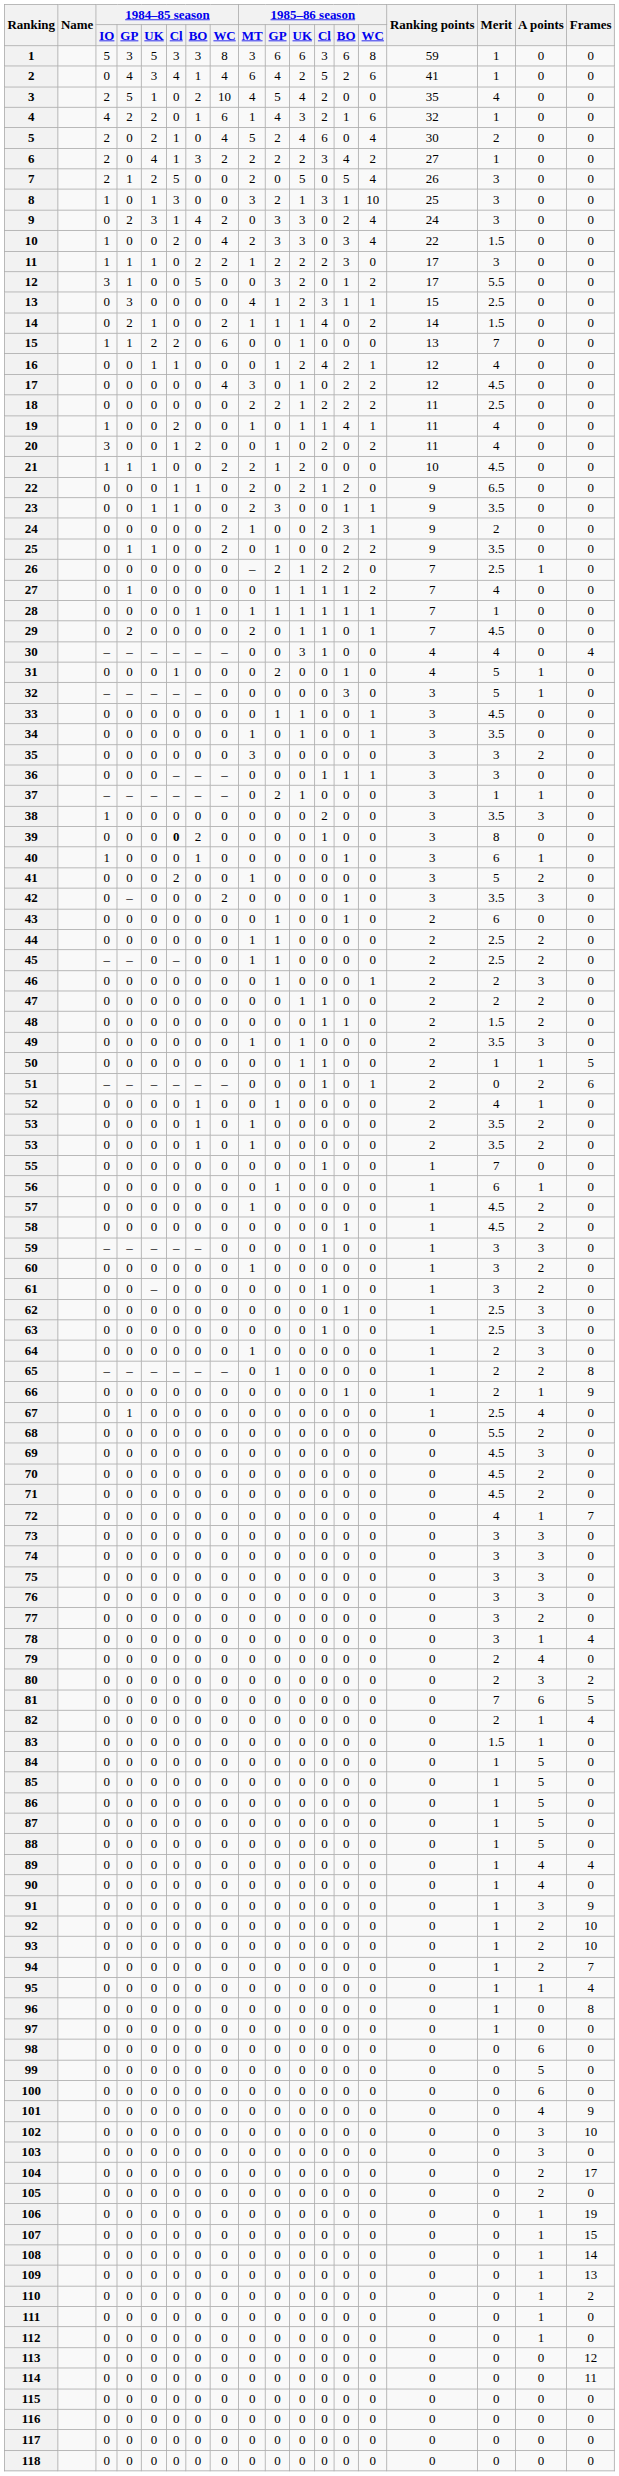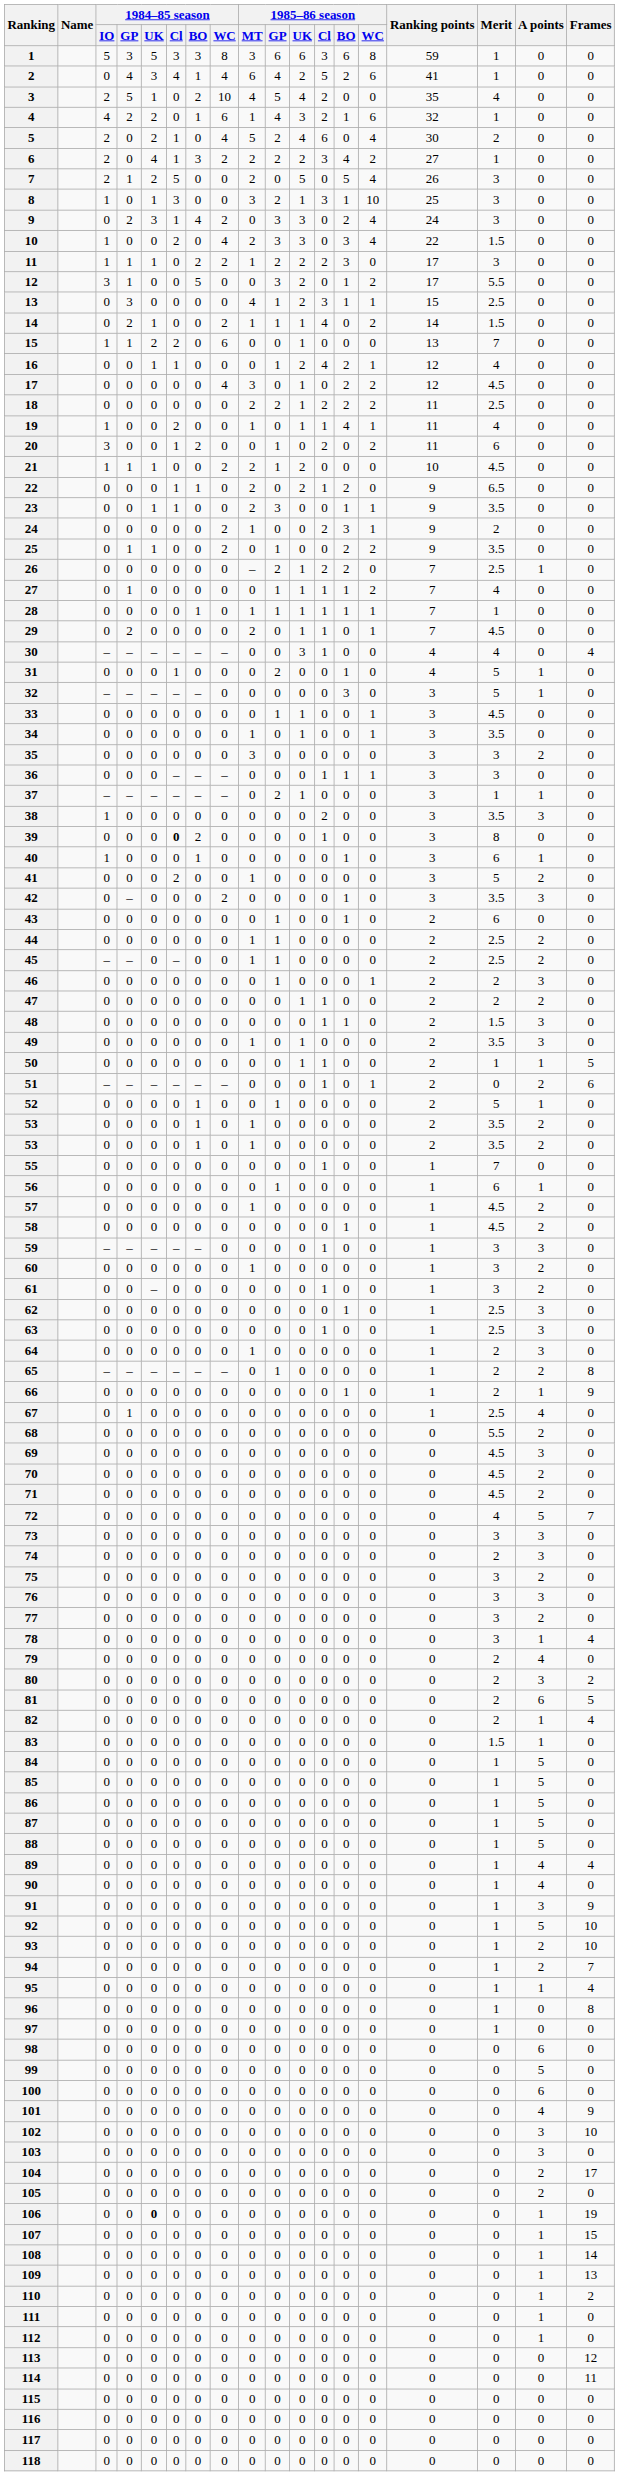(496, 446) 4 -> (496, 446) 6
(541, 1021) 2 -> (541, 1021) 3
(496, 1104) 4 -> (496, 1104) 5
(541, 1515) 1 -> (541, 1515) 5
(496, 1556) 3 -> (496, 1556) 2
(541, 1576) 3 -> (541, 1576) 2
(496, 1700) 7 -> (496, 1700) 2
(541, 1926) 2 -> (541, 1926) 5
(154, 2214) normal -> (154, 2214) bold
